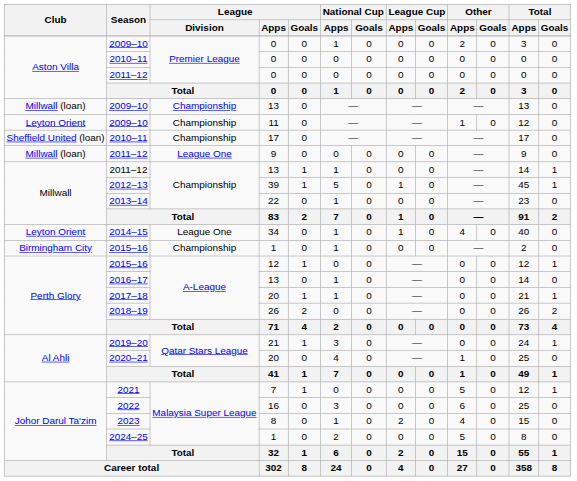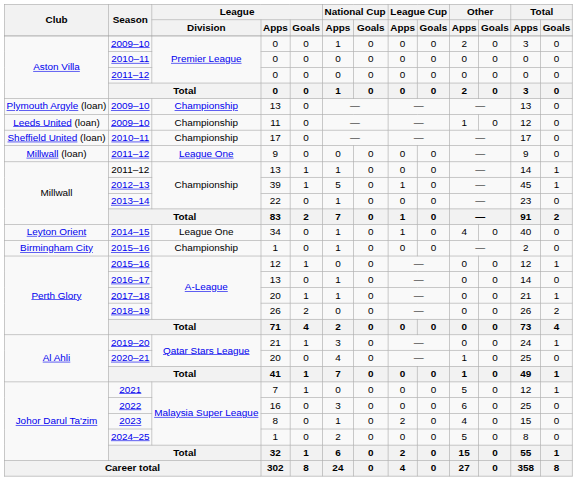(56, 106) Millwall (loan) -> (56, 106) Plymouth Argyle (loan)
(56, 122) Leyton Orient -> (56, 122) Leeds United (loan)
